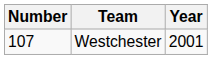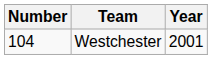(21, 41) 107 -> (21, 41) 104
